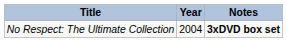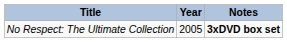(191, 29) 2004 -> (191, 29) 2005
